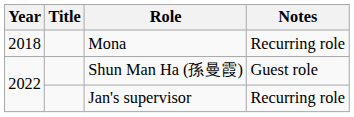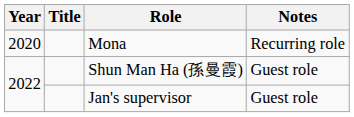(25, 43) 2018 -> (25, 43) 2020
(298, 98) Recurring role -> (284, 98) Guest role
